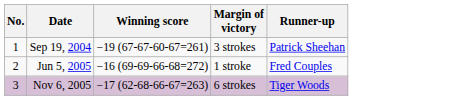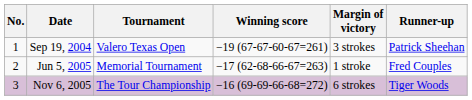+ column: (154, 21)
(152, 66) −16 (69-69-66-68=272) -> (272, 66) −17 (62-68-66-67=263)
(152, 86) −17 (62-68-66-67=263) -> (272, 86) −16 (69-69-66-68=272)
